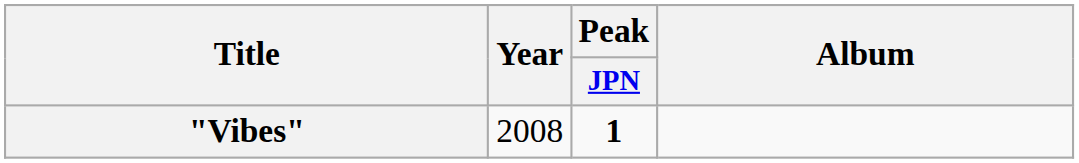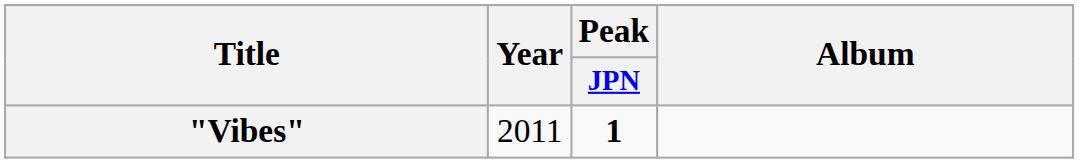(530, 130) 2008 -> (530, 130) 2011
